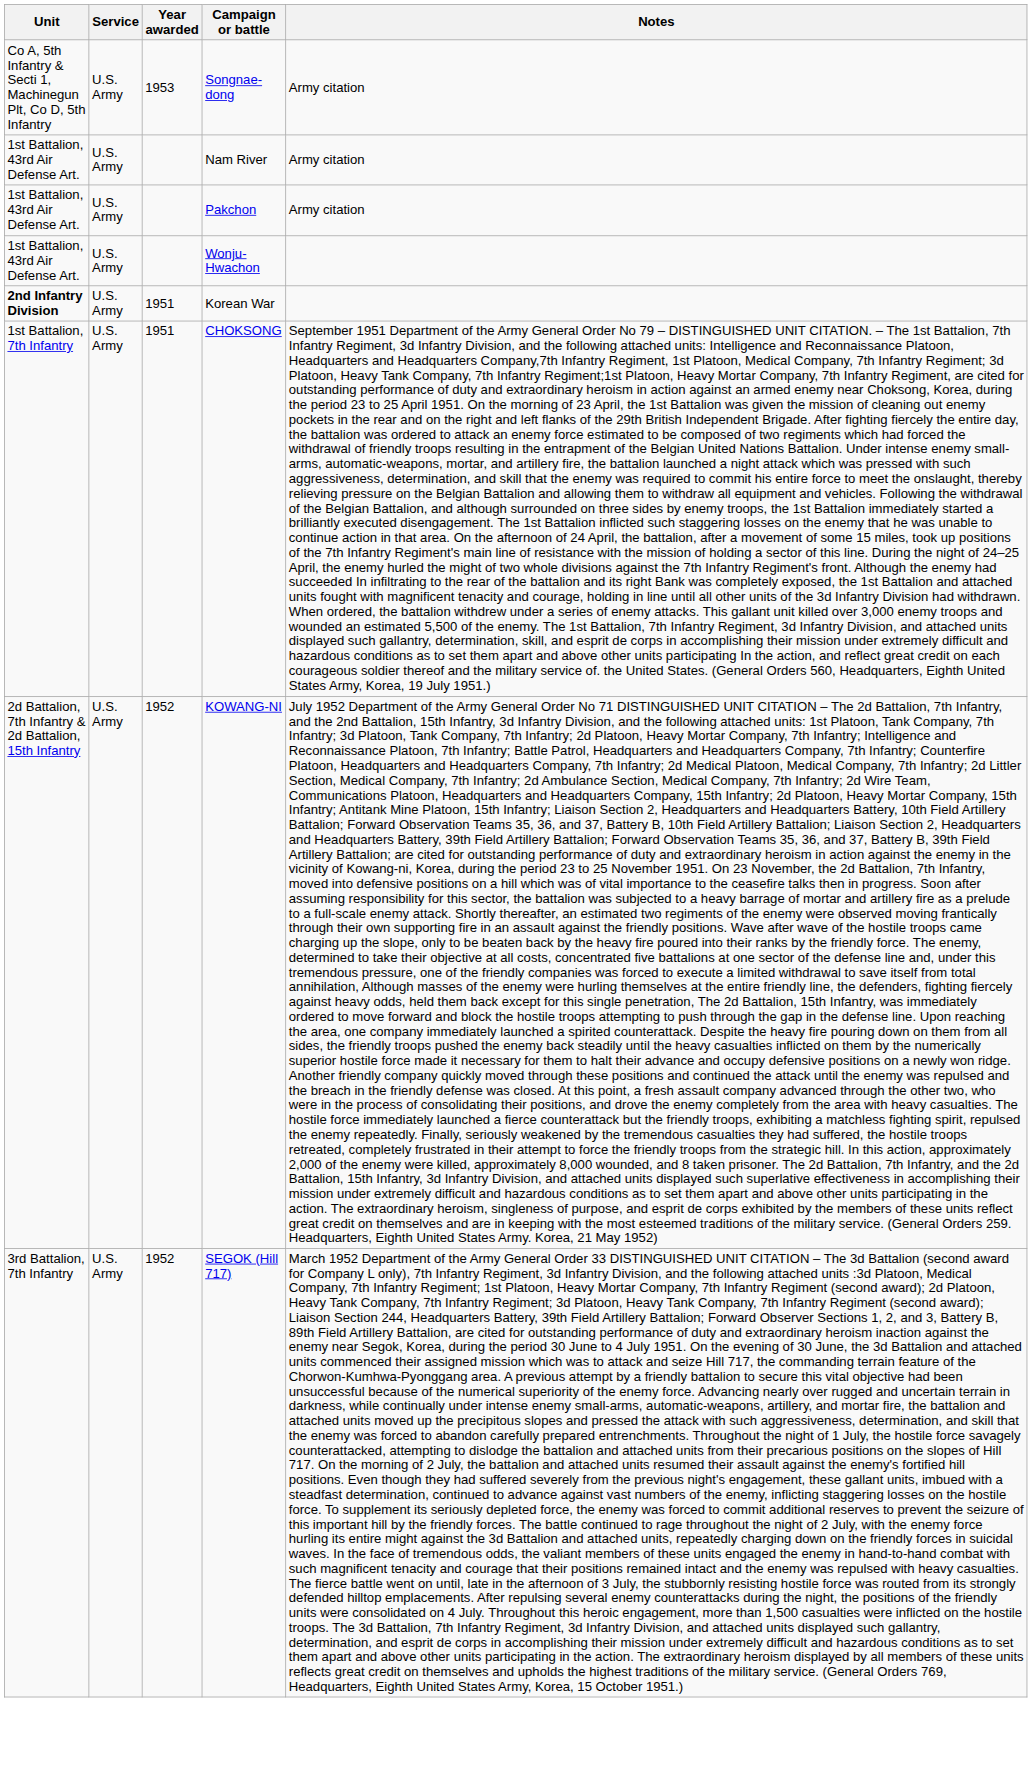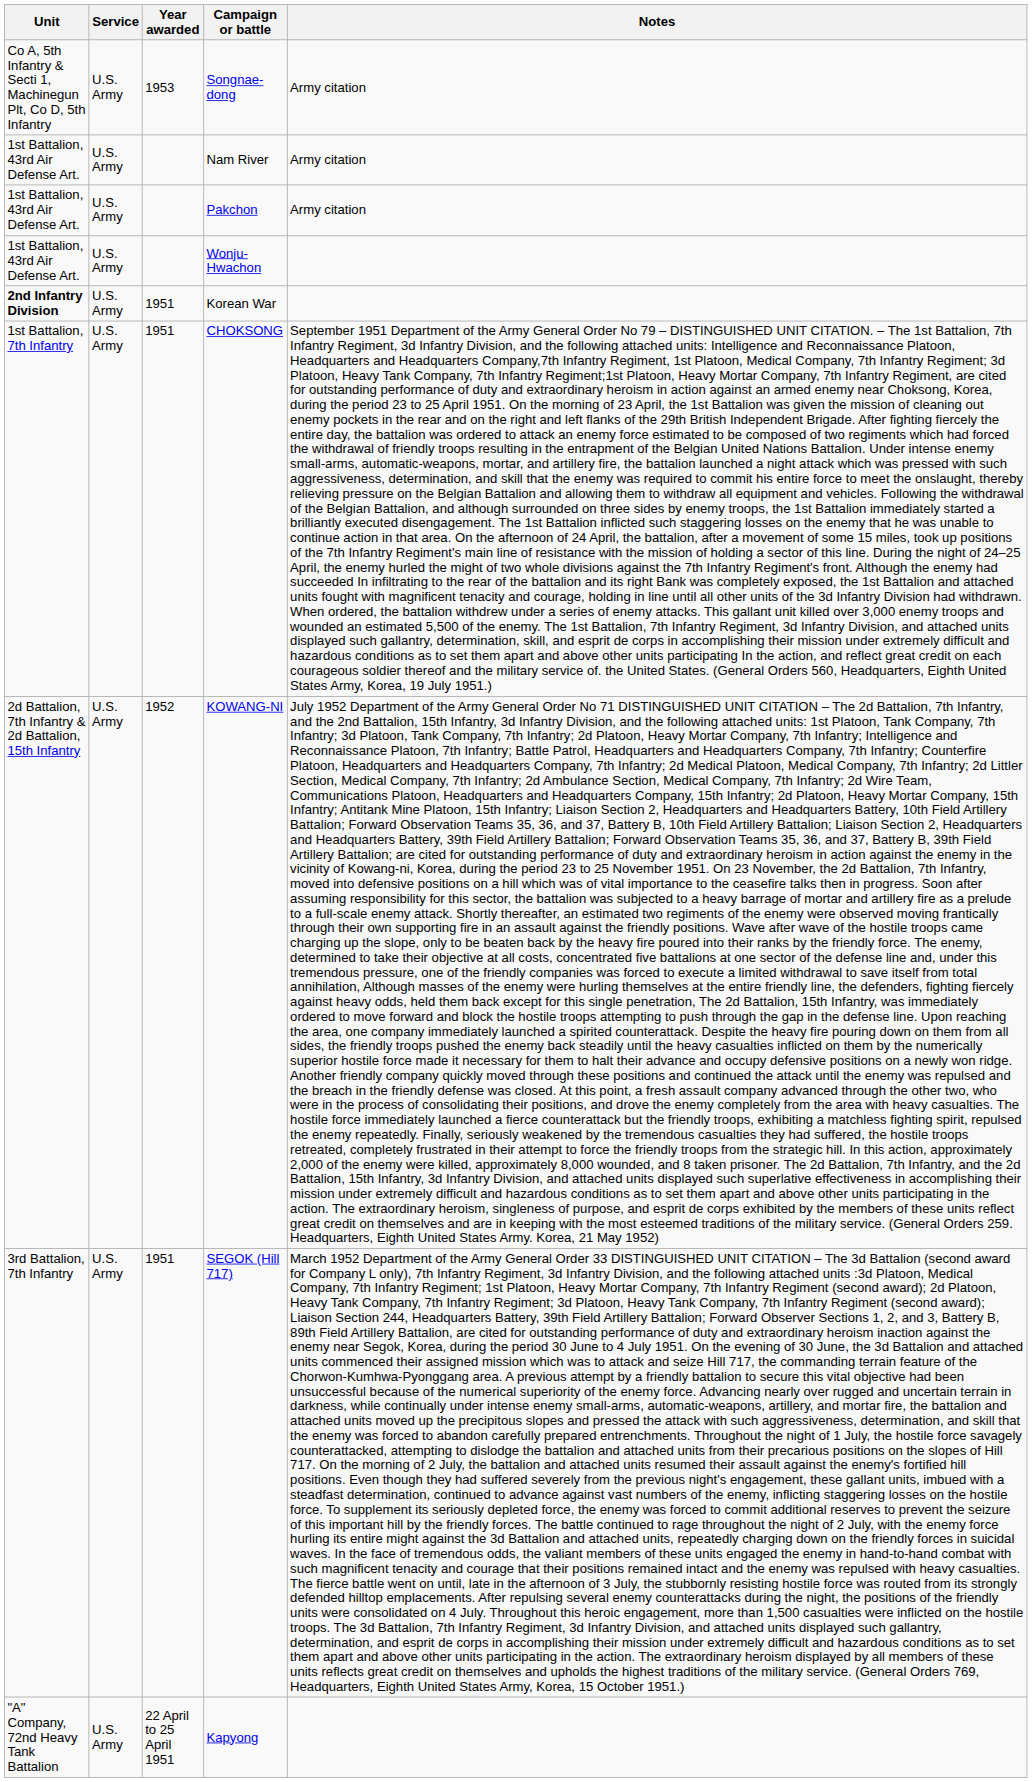(160, 1258) 1952 -> (160, 1258) 1951
+ row: (232, 1737)
